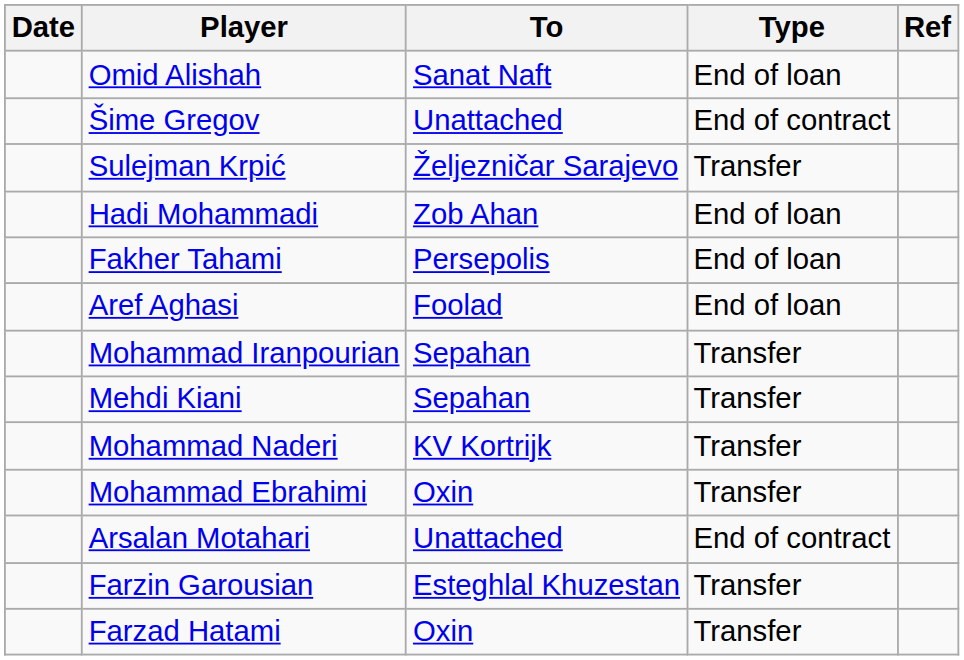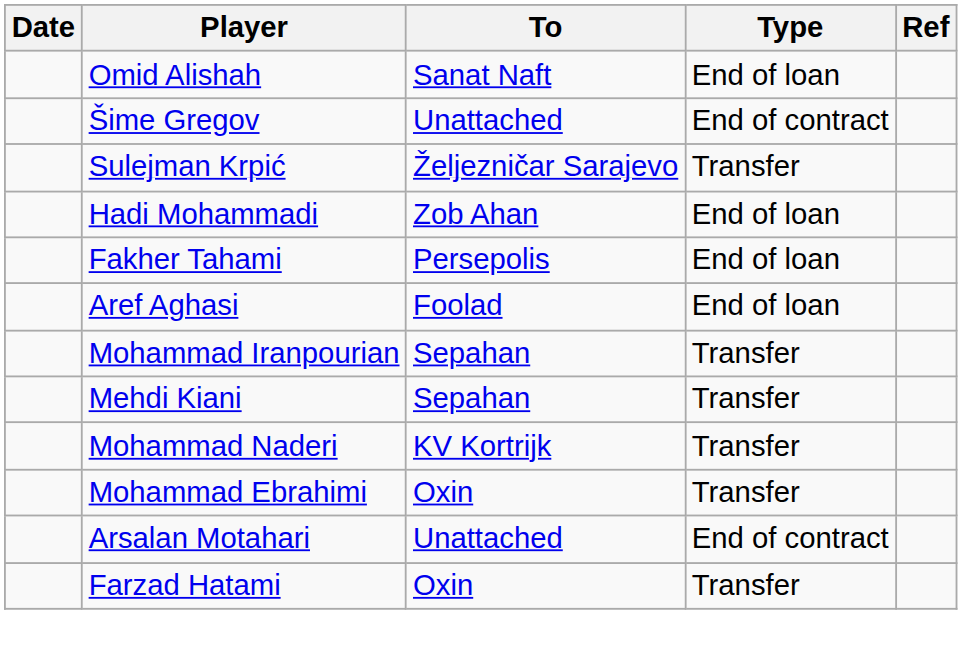- row: (201, 584)
